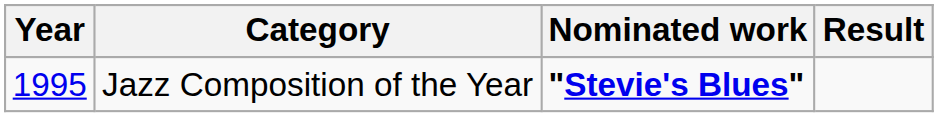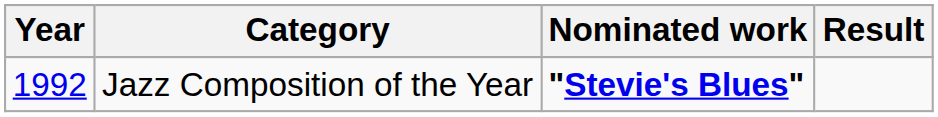(50, 83) 1995 -> (50, 83) 1992
